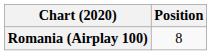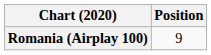(179, 38) 8 -> (179, 38) 9
